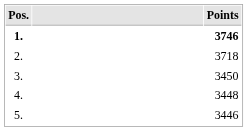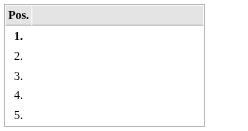- column: (223, 15)
